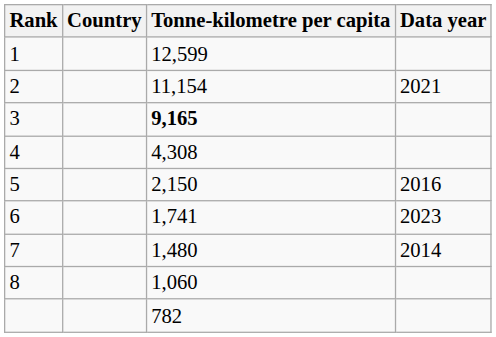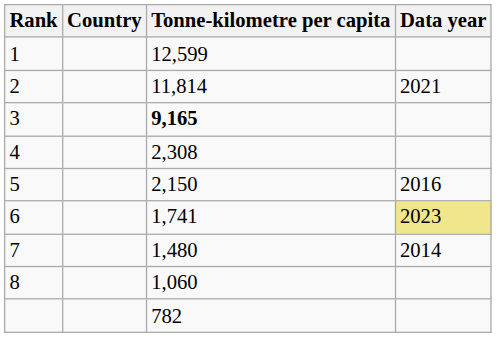(179, 86) 11,154 -> (179, 86) 11,814
(174, 151) 4,308 -> (174, 151) 2,308
(421, 217) no background -> (421, 217) khaki background
